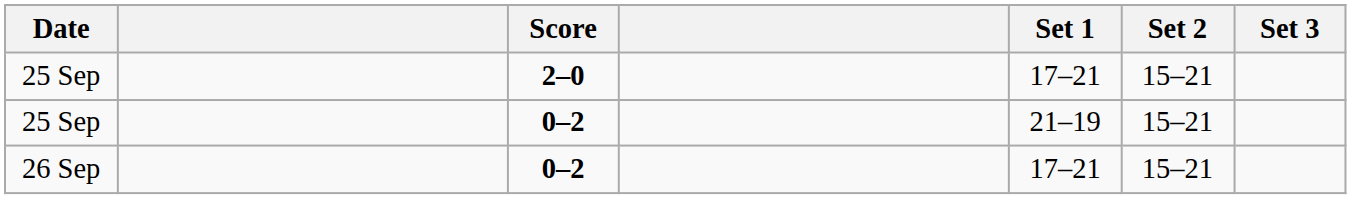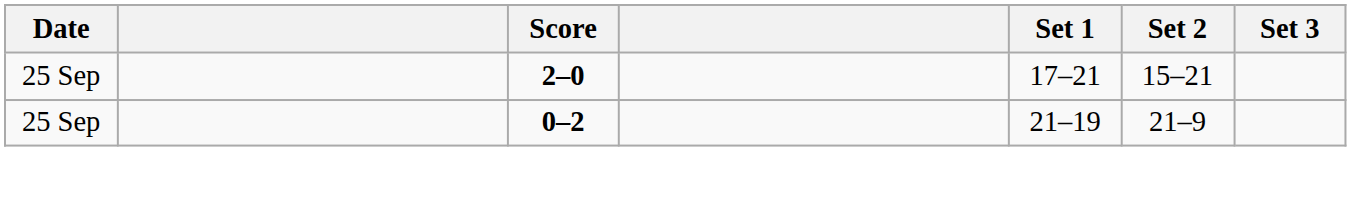(1177, 122) 15–21 -> (1177, 122) 21–9
- row: (61, 169)
